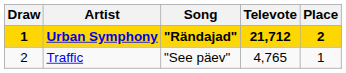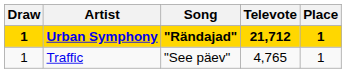(321, 36) 2 -> (321, 36) 1
(24, 57) 2 -> (24, 57) 1
